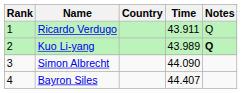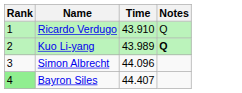- column: (142, 13)
(183, 30) 43.911 -> (138, 30) 43.910
(184, 63) 44.090 -> (138, 63) 44.096
(10, 80) no background -> (10, 80) lightgreen background
